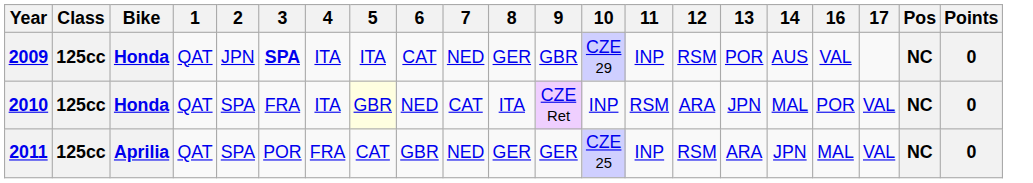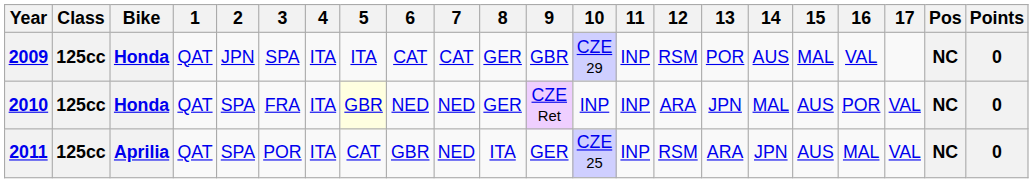+ column: (816, 18)
(282, 56) bold -> (282, 56) normal
(466, 56) NED -> (456, 56) CAT
(466, 104) CAT -> (456, 104) NED
(512, 104) ITA -> (503, 104) GER
(649, 104) RSM -> (635, 104) INP
(328, 153) FRA -> (323, 153) ITA
(512, 153) GER -> (503, 153) ITA
